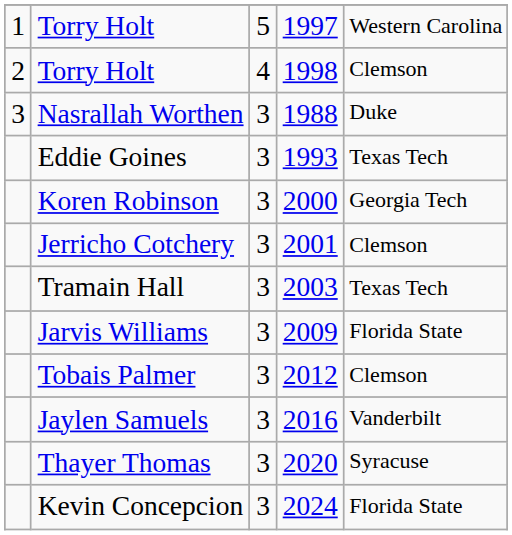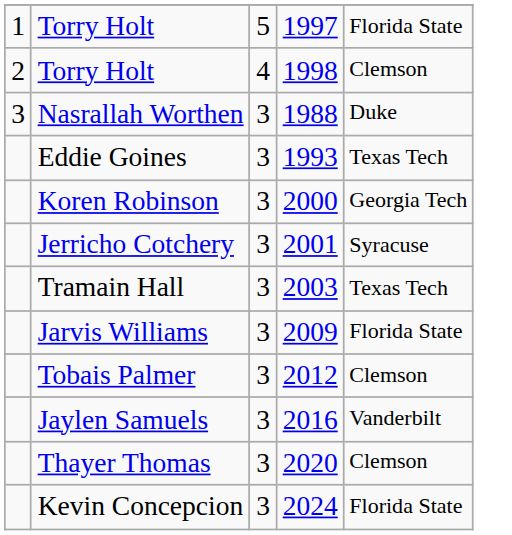(426, 26) Western Carolina -> (406, 26) Florida State
(388, 244) Clemson -> (389, 244) Syracuse
(389, 462) Syracuse -> (388, 462) Clemson
